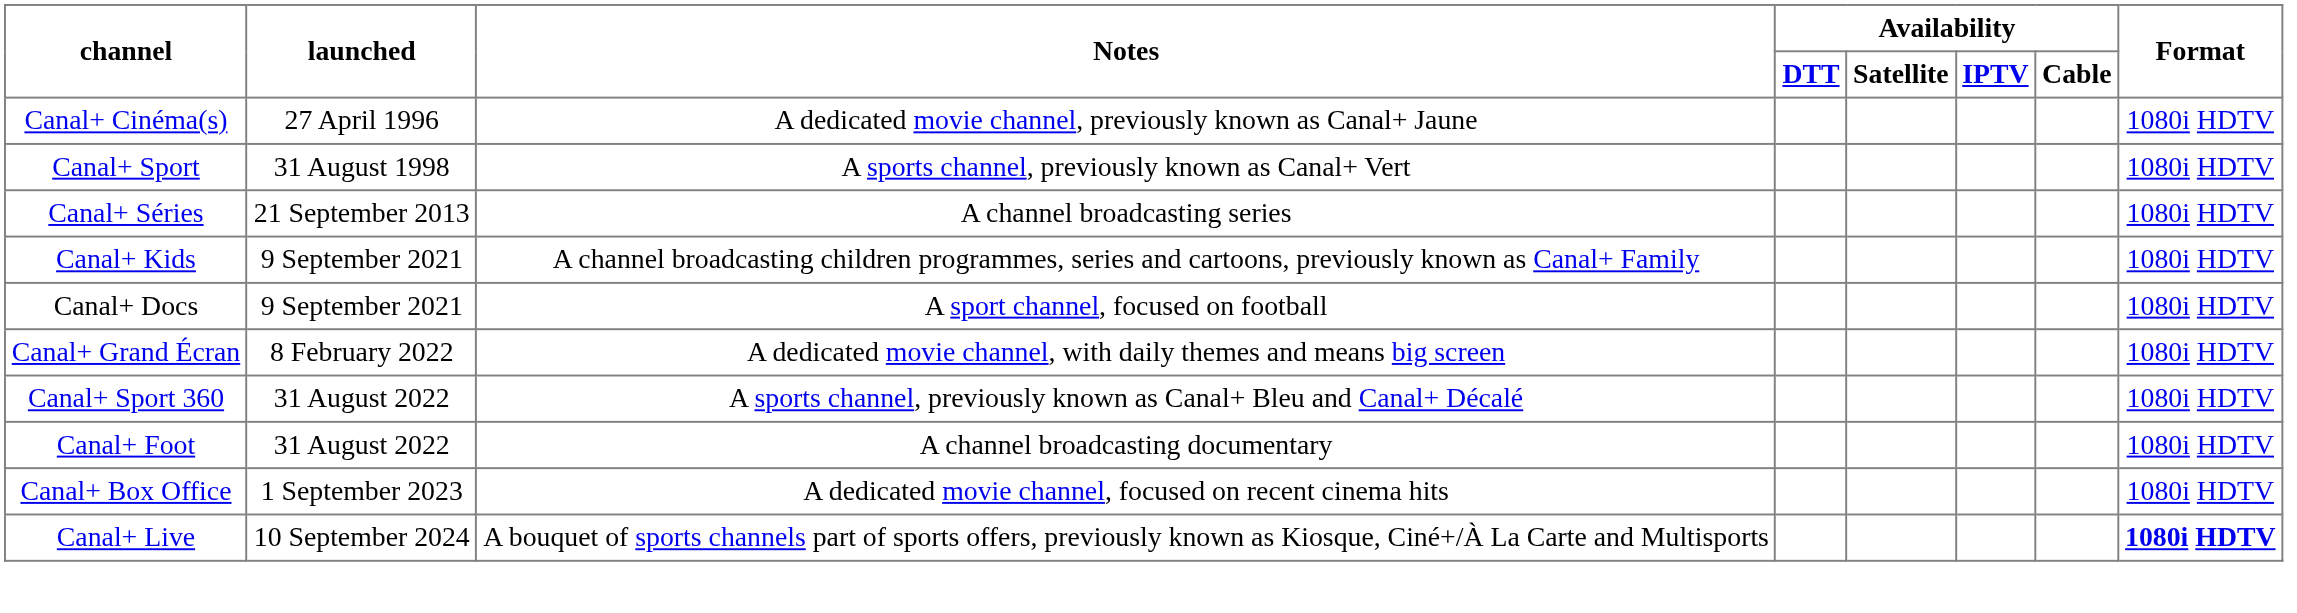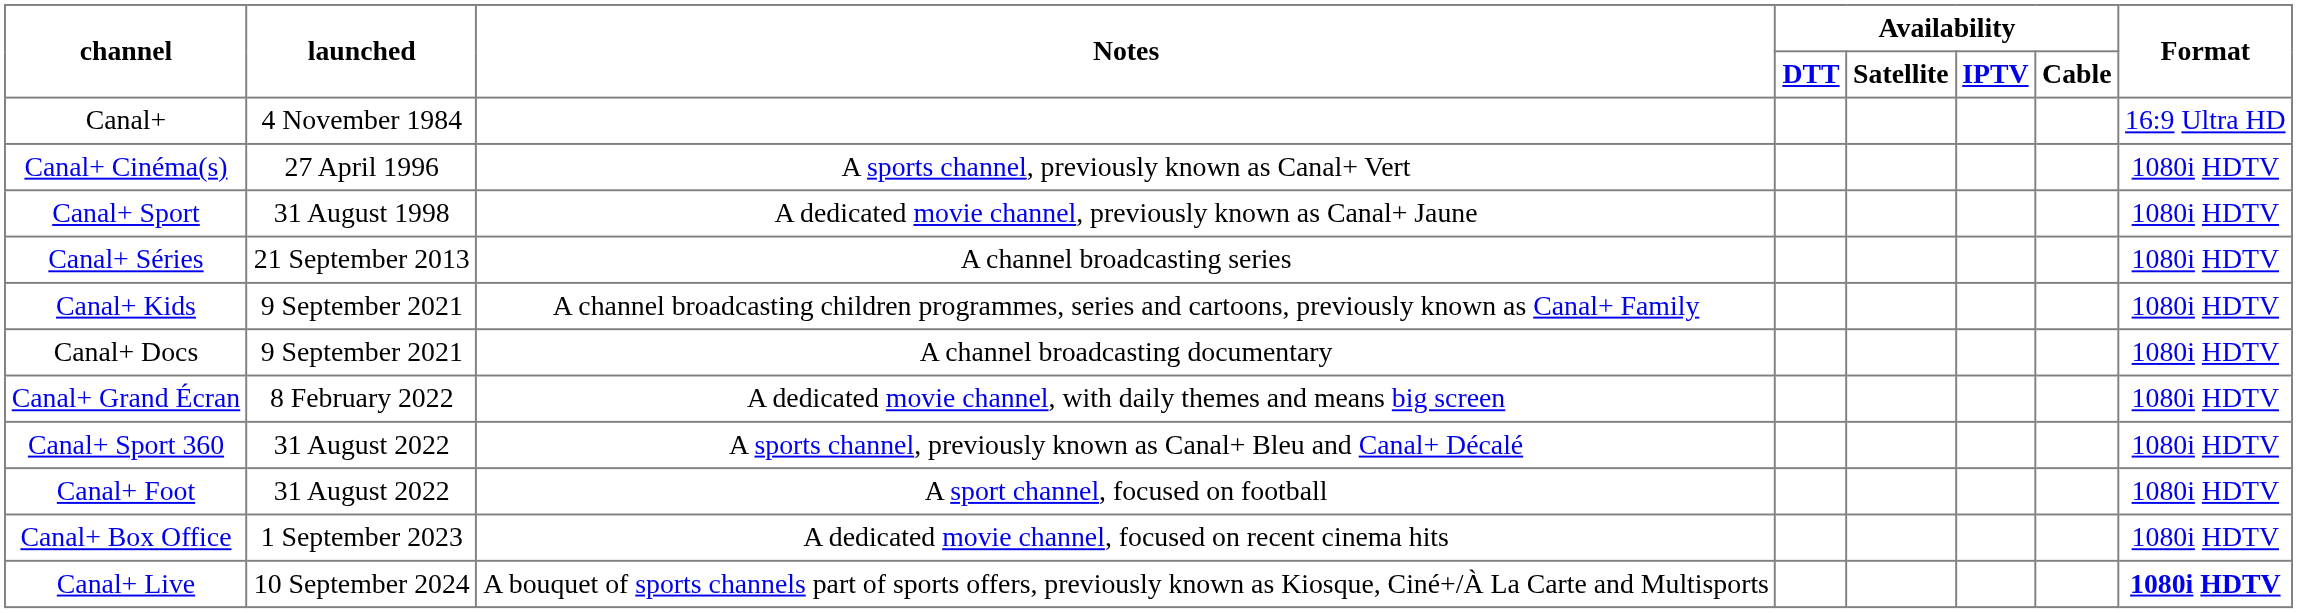+ row: (126, 120)
(1126, 120) A dedicated movie channel, previously known as Canal+ Jaune -> (1126, 166) A sports channel, previously known as Canal+ Vert
(1126, 166) A sports channel, previously known as Canal+ Vert -> (1126, 212) A dedicated movie channel, previously known as Canal+ Jaune
(1126, 305) A sport channel, focused on football -> (1126, 351) A channel broadcasting documentary
(1126, 444) A channel broadcasting documentary -> (1126, 490) A sport channel, focused on football
